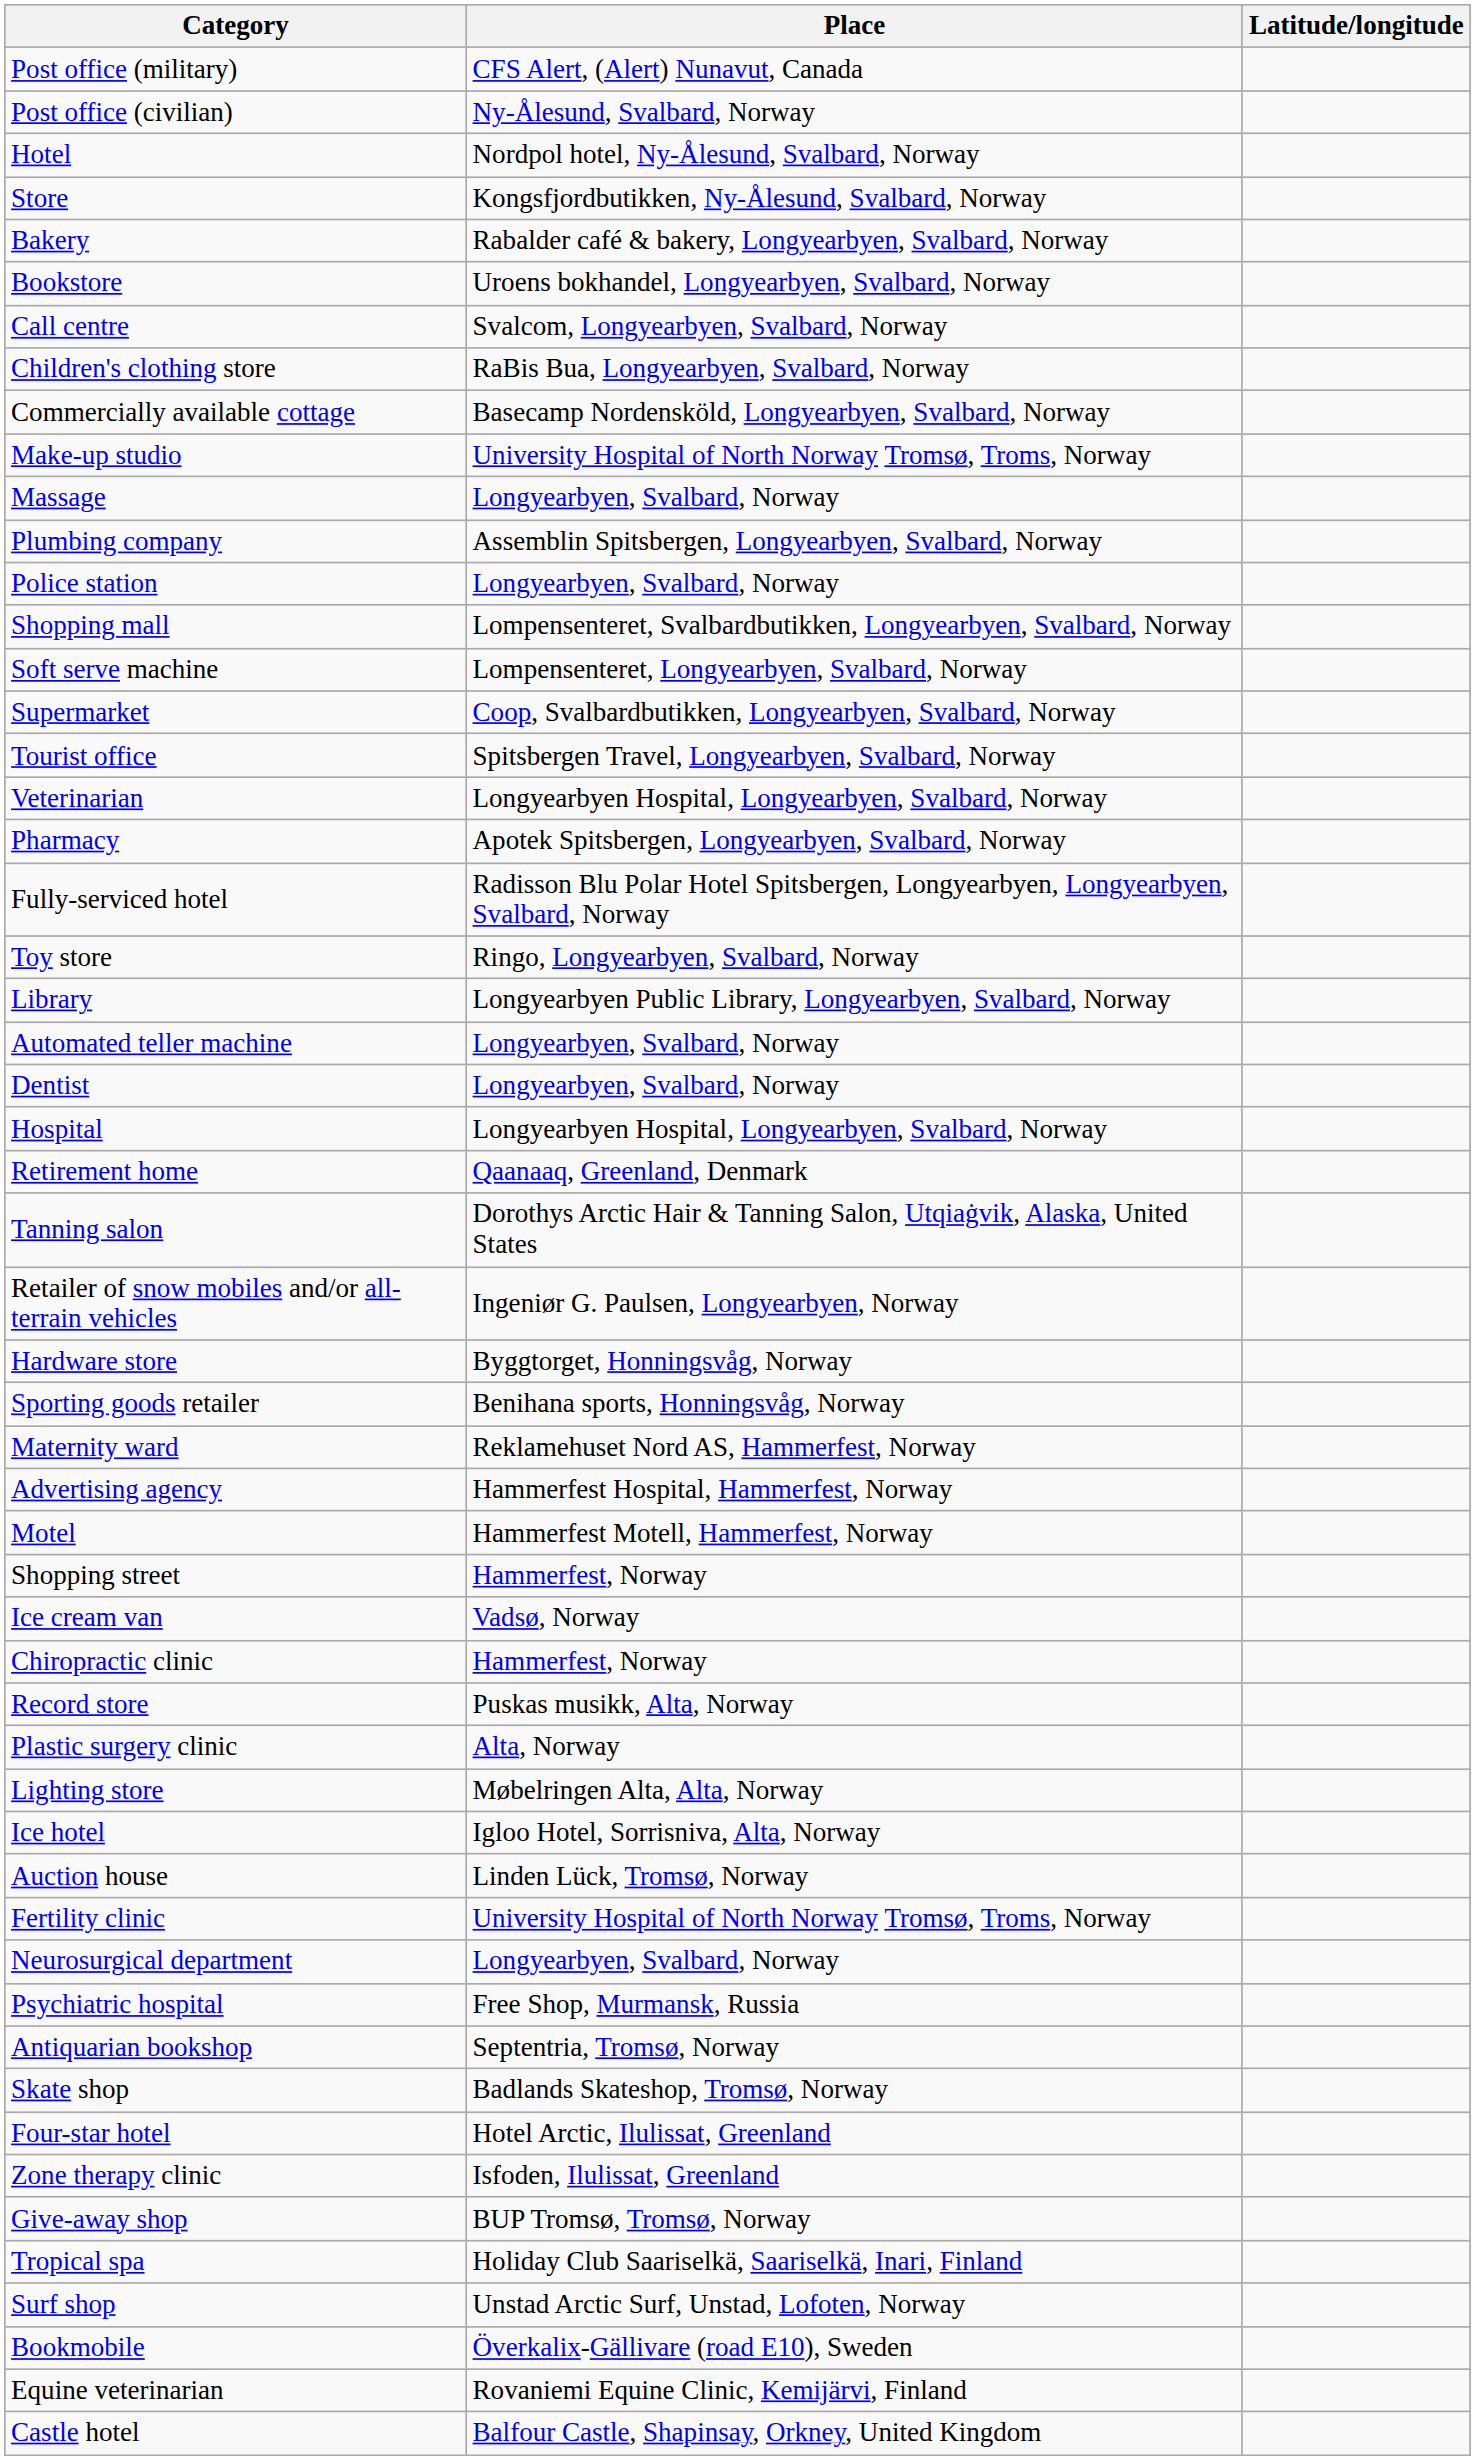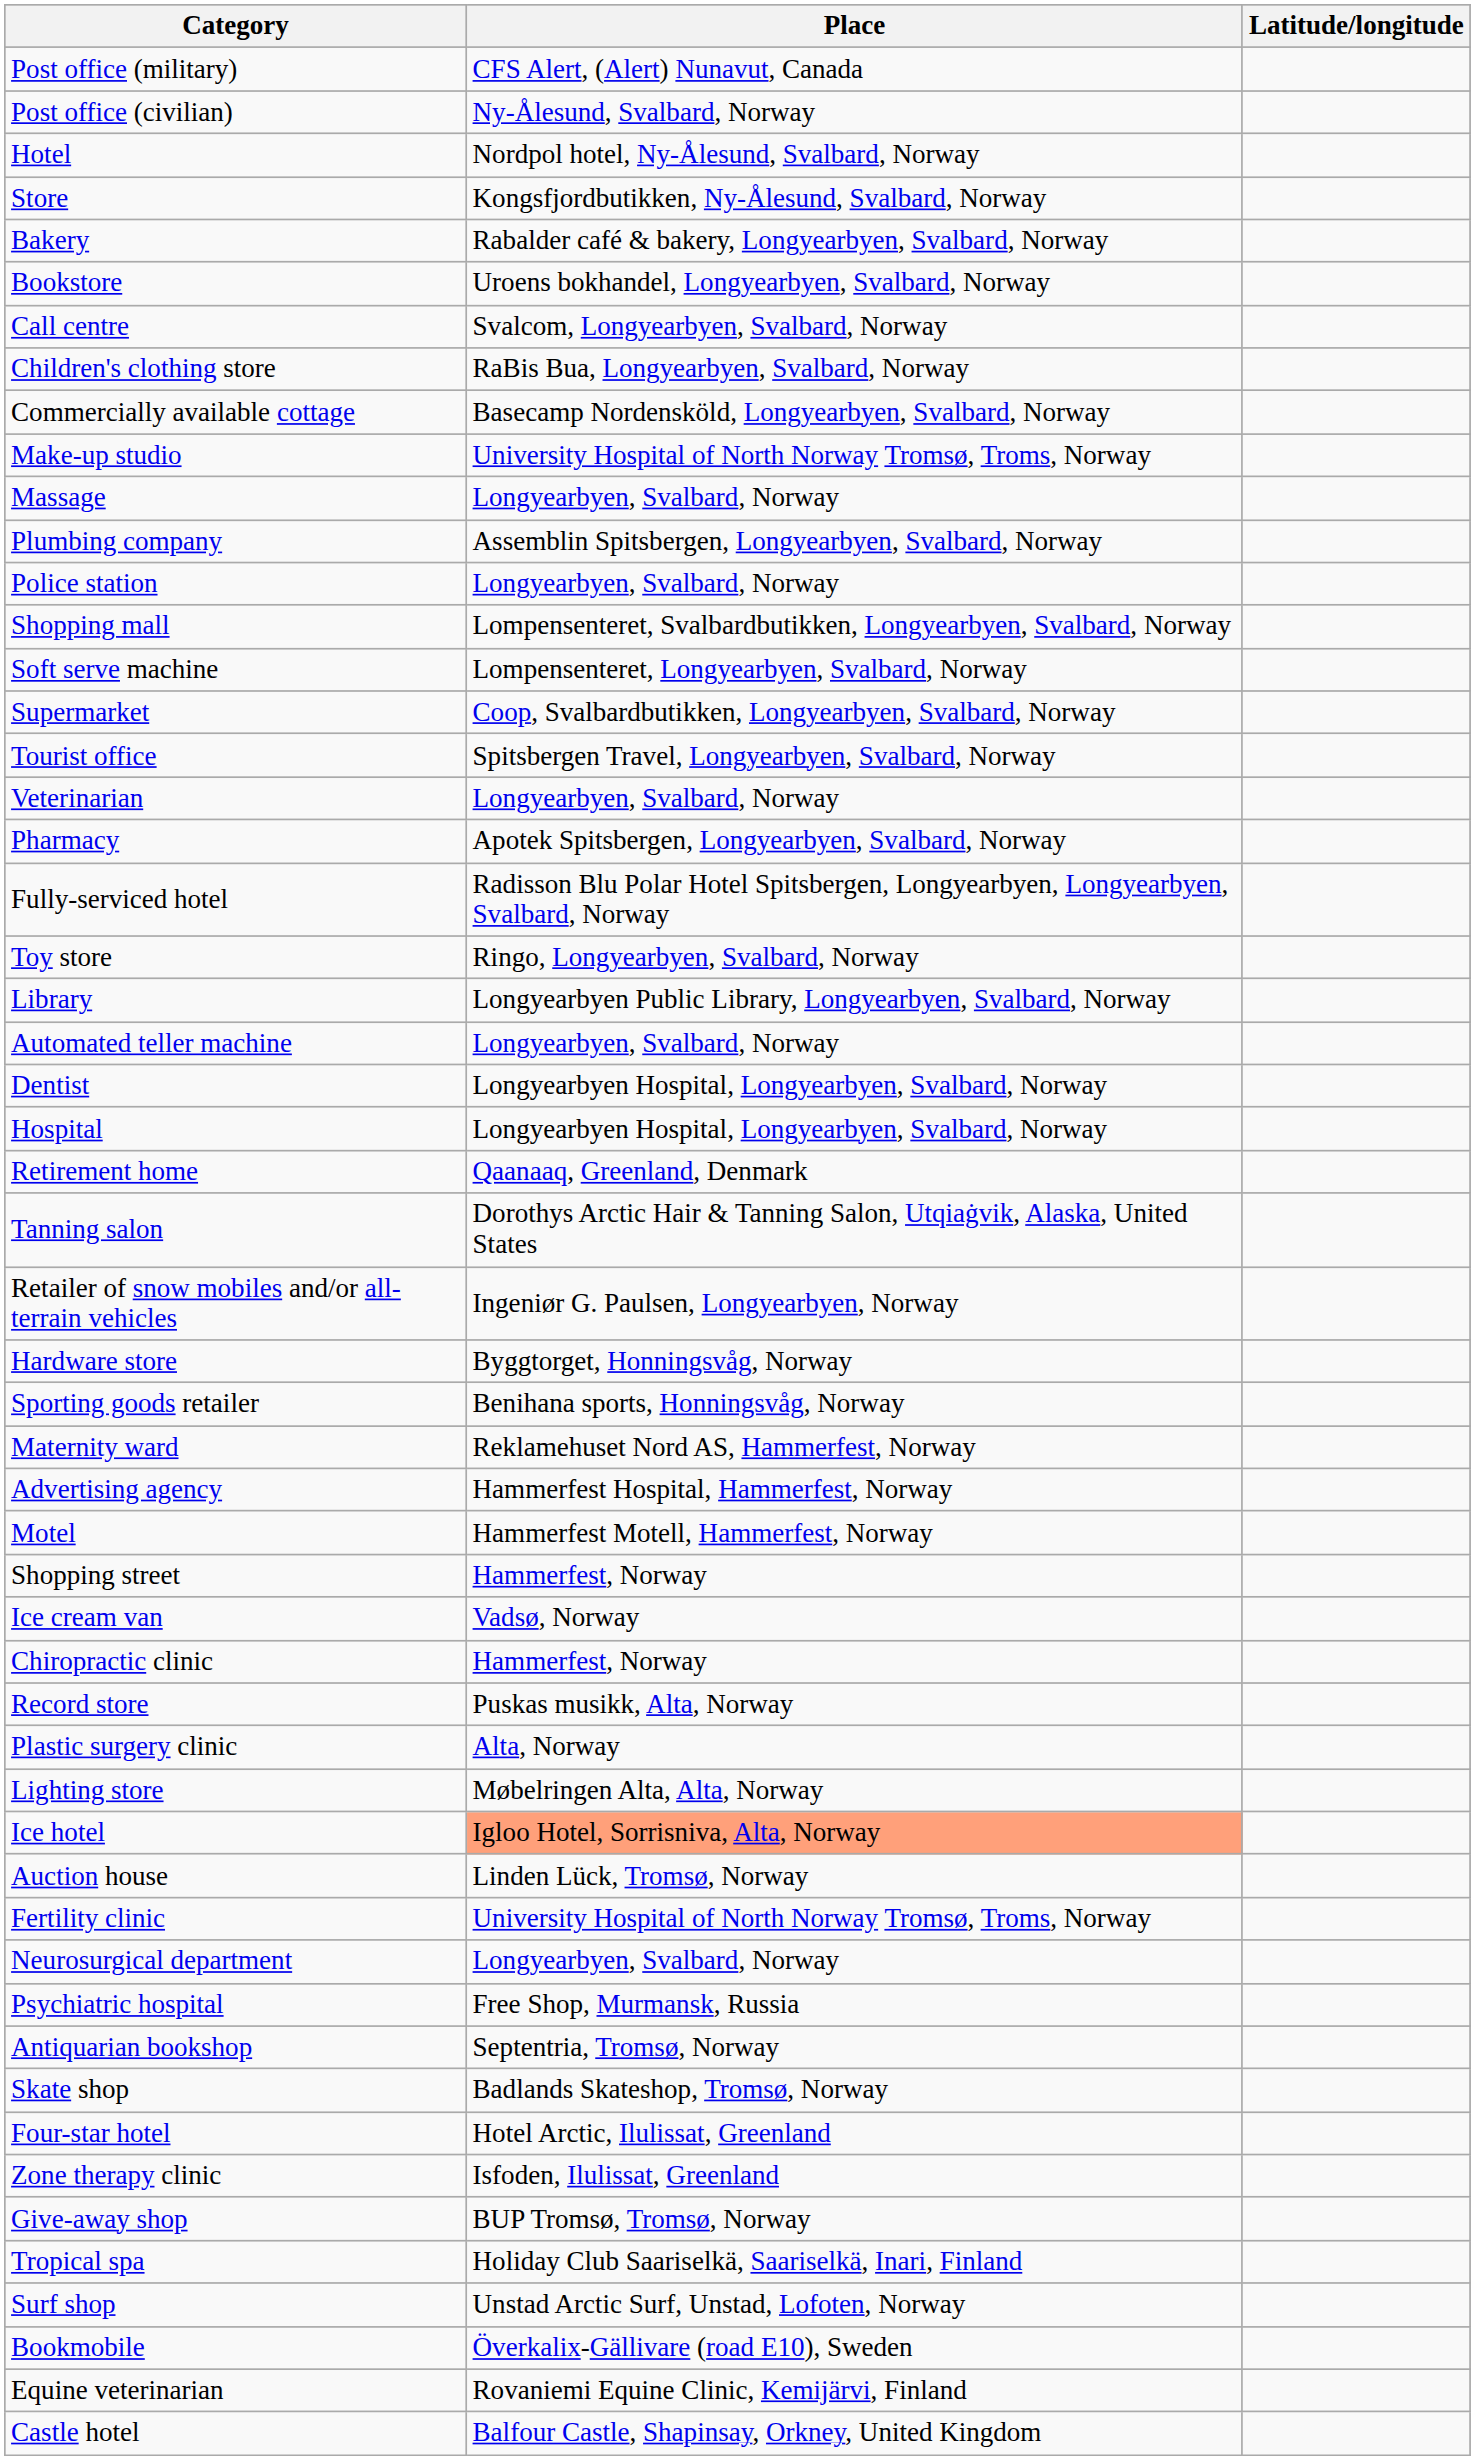(790, 797) Longyearbyen Hospital, Longyearbyen, Svalbard, Norway -> (656, 797) Longyearbyen, Svalbard, Norway
(656, 1085) Longyearbyen, Svalbard, Norway -> (790, 1085) Longyearbyen Hospital, Longyearbyen, Svalbard, Norway
(676, 1832) no background -> (676, 1832) lightsalmon background
